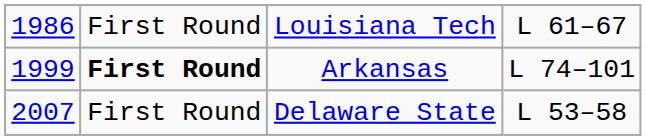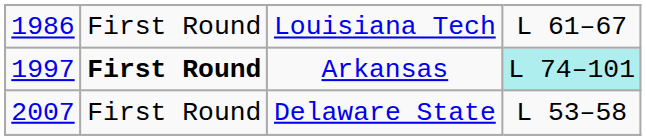(43, 70) 1999 -> (43, 70) 1997
(572, 70) no background -> (572, 70) paleturquoise background
